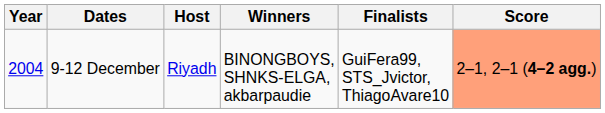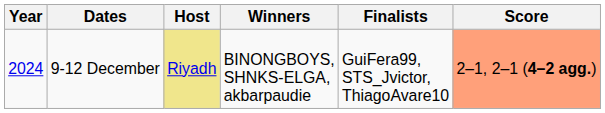(26, 68) 2004 -> (26, 68) 2024
(192, 68) no background -> (192, 68) khaki background
